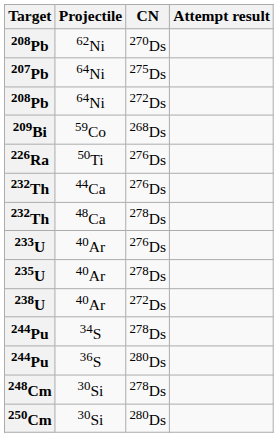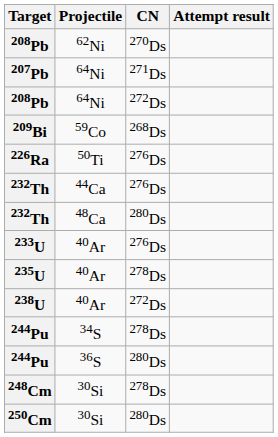(148, 72) 275Ds -> (148, 72) 271Ds
(148, 216) 278Ds -> (148, 216) 280Ds
